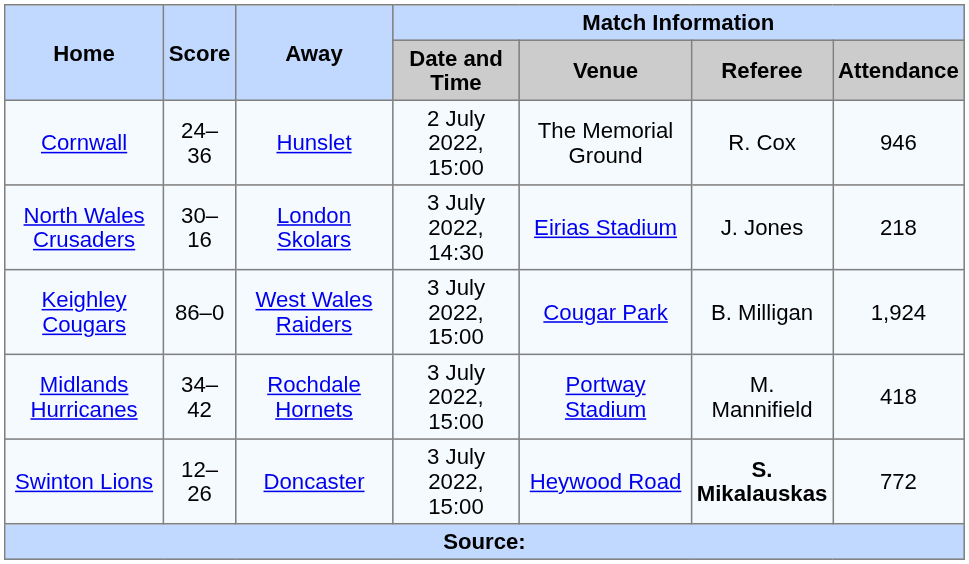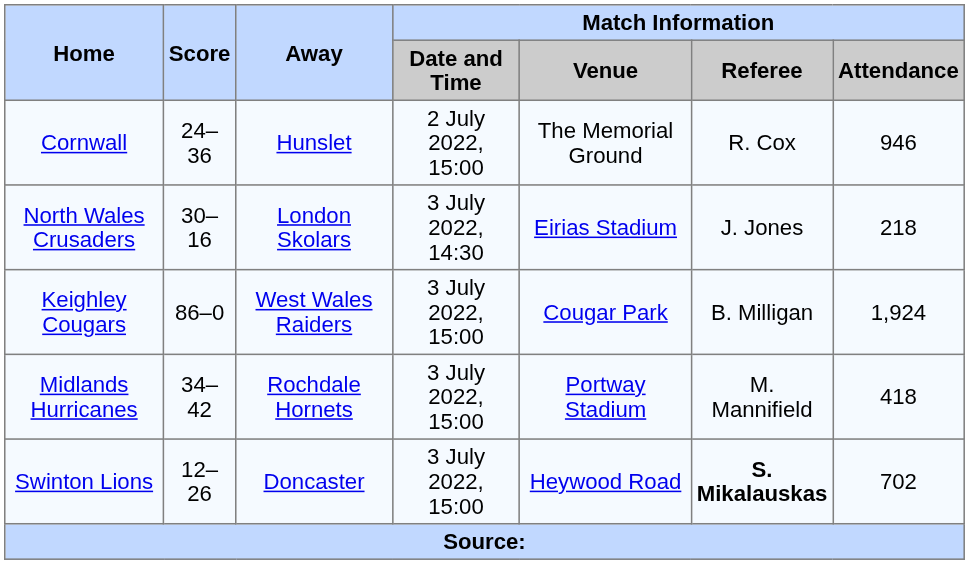(898, 481) 772 -> (898, 481) 702
